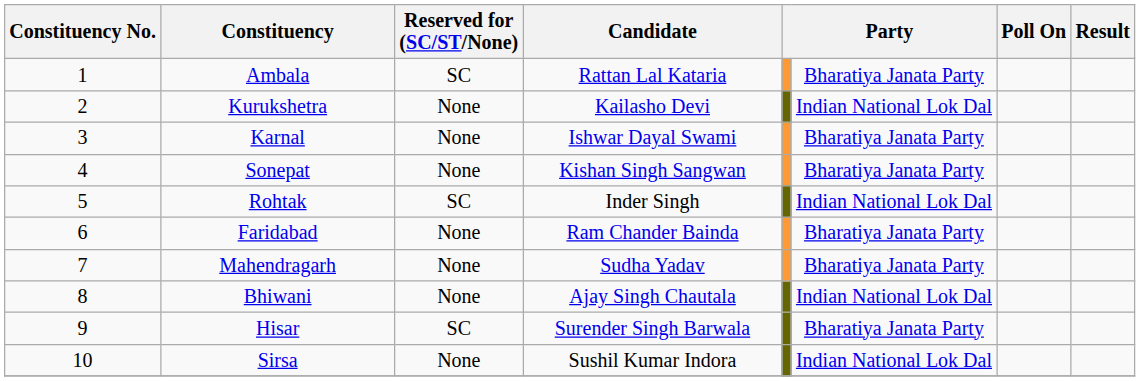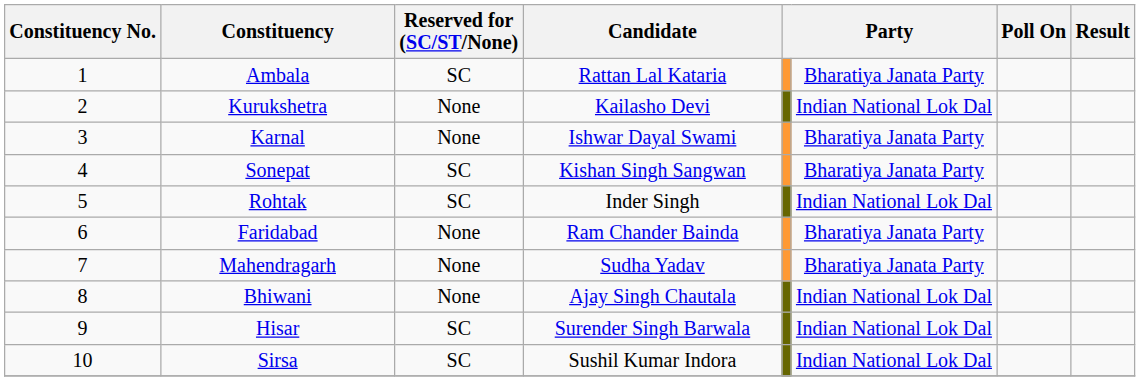(459, 169) None -> (459, 169) SC
(894, 328) Bharatiya Janata Party -> (894, 328) Indian National Lok Dal
(459, 360) None -> (459, 360) SC
